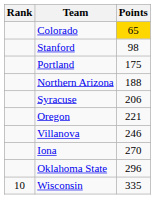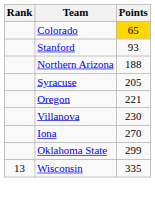(133, 47) 98 -> (133, 47) 93
- row: (56, 64)
(133, 99) 206 -> (133, 82) 205
(133, 133) 246 -> (133, 116) 230
(133, 168) 296 -> (133, 151) 299
(20, 185) 10 -> (20, 168) 13
